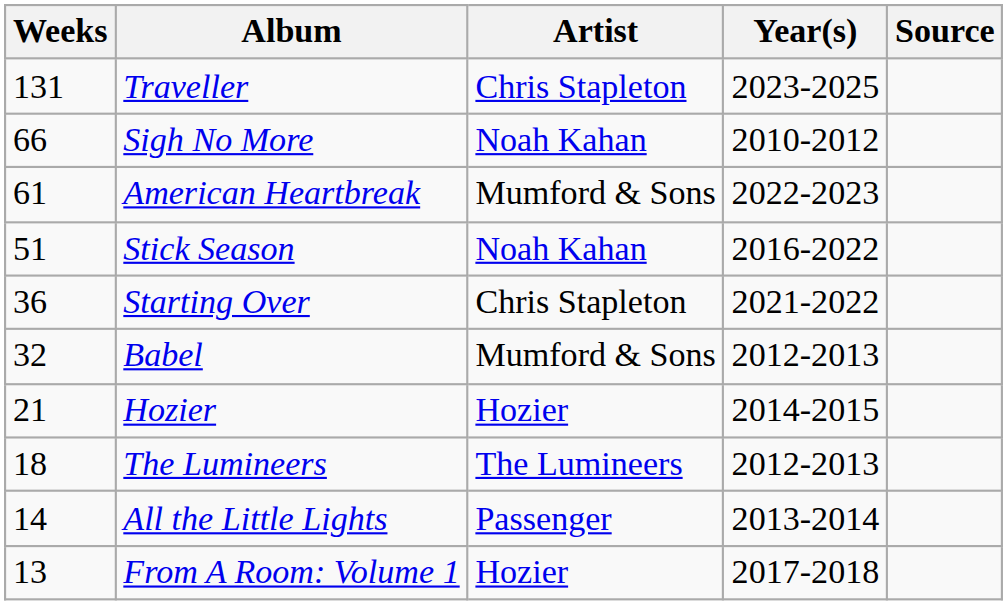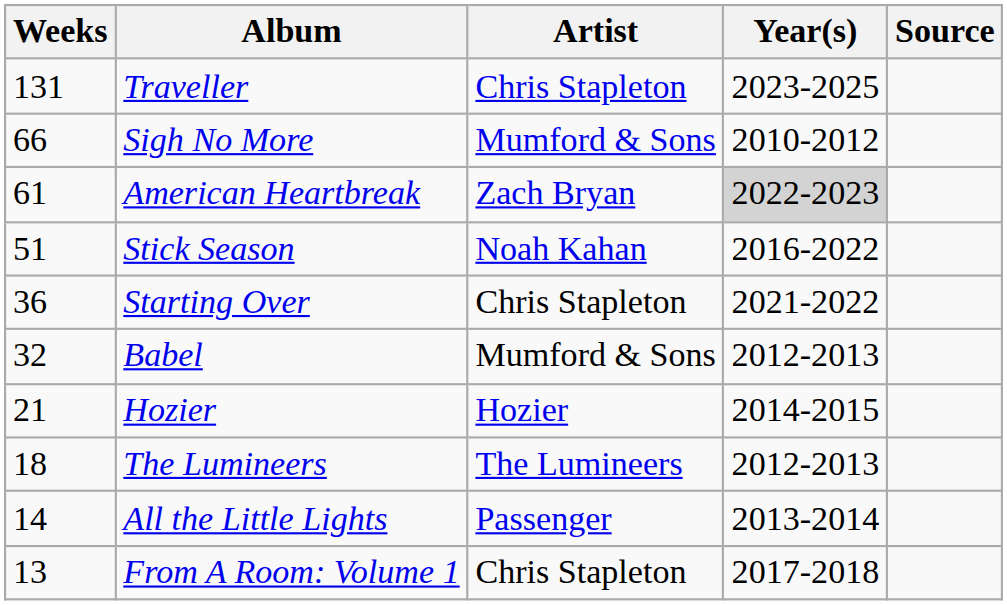(561, 139) Noah Kahan -> (596, 139) Mumford & Sons
(596, 193) Mumford & Sons -> (555, 193) Zach Bryan
(805, 193) no background -> (805, 193) lightgrey background
(522, 572) Hozier -> (581, 572) Chris Stapleton
